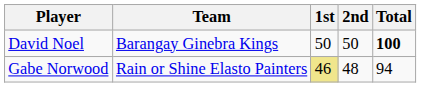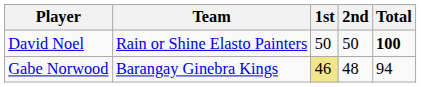(197, 43) Barangay Ginebra Kings -> (212, 43) Rain or Shine Elasto Painters
(212, 69) Rain or Shine Elasto Painters -> (197, 69) Barangay Ginebra Kings
